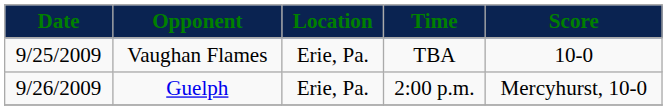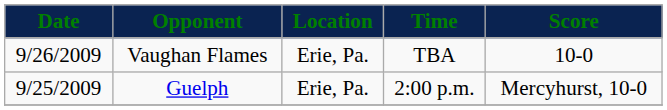(59, 54) 9/25/2009 -> (59, 54) 9/26/2009
(59, 88) 9/26/2009 -> (59, 88) 9/25/2009
